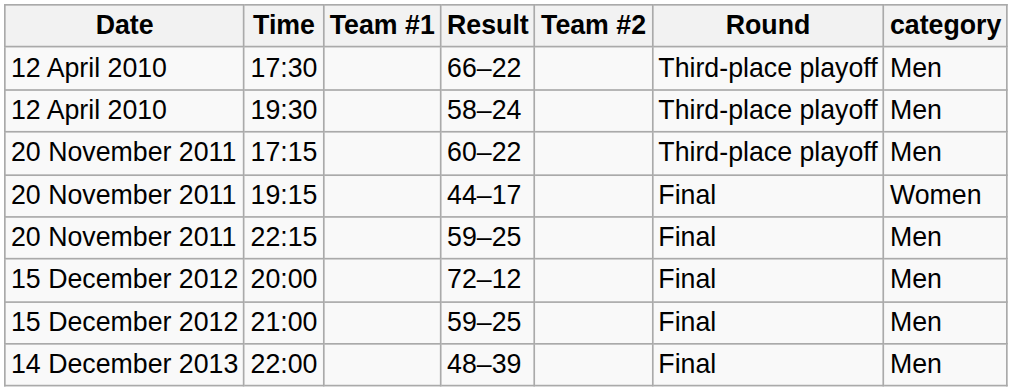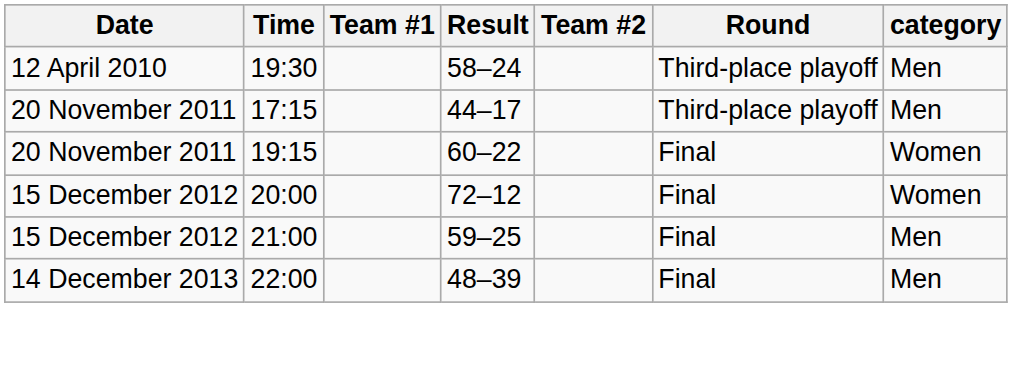- row: (284, 68)
(484, 152) 60–22 -> (484, 110) 44–17
(484, 195) 44–17 -> (484, 152) 60–22
- row: (284, 237)
(916, 279) Men -> (936, 195) Women
